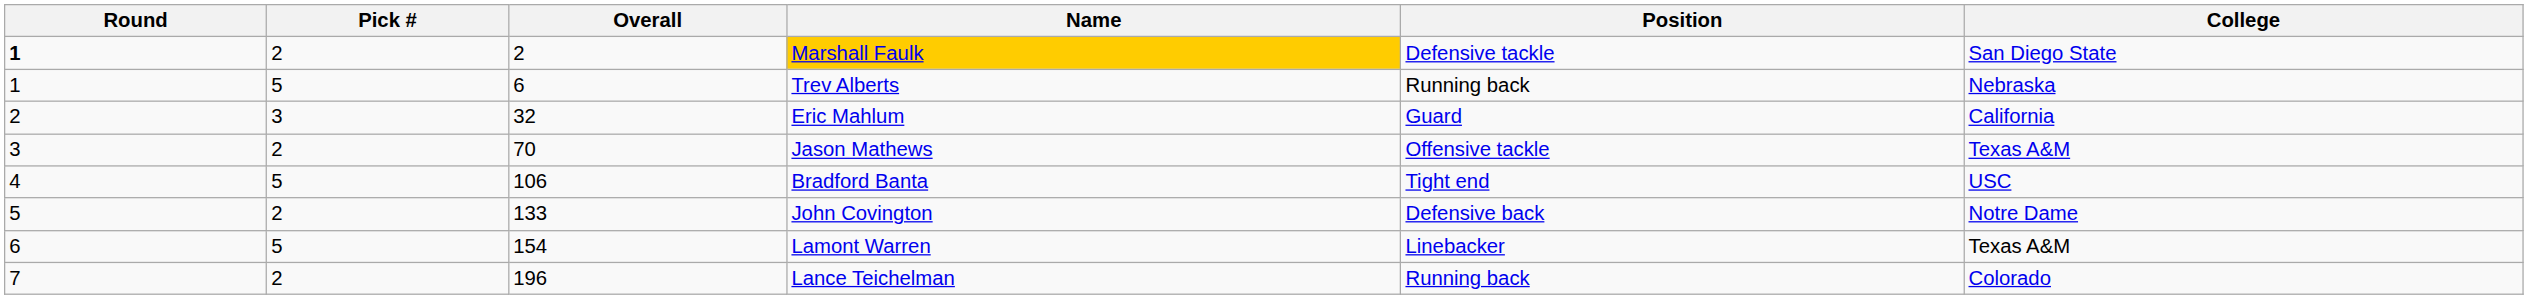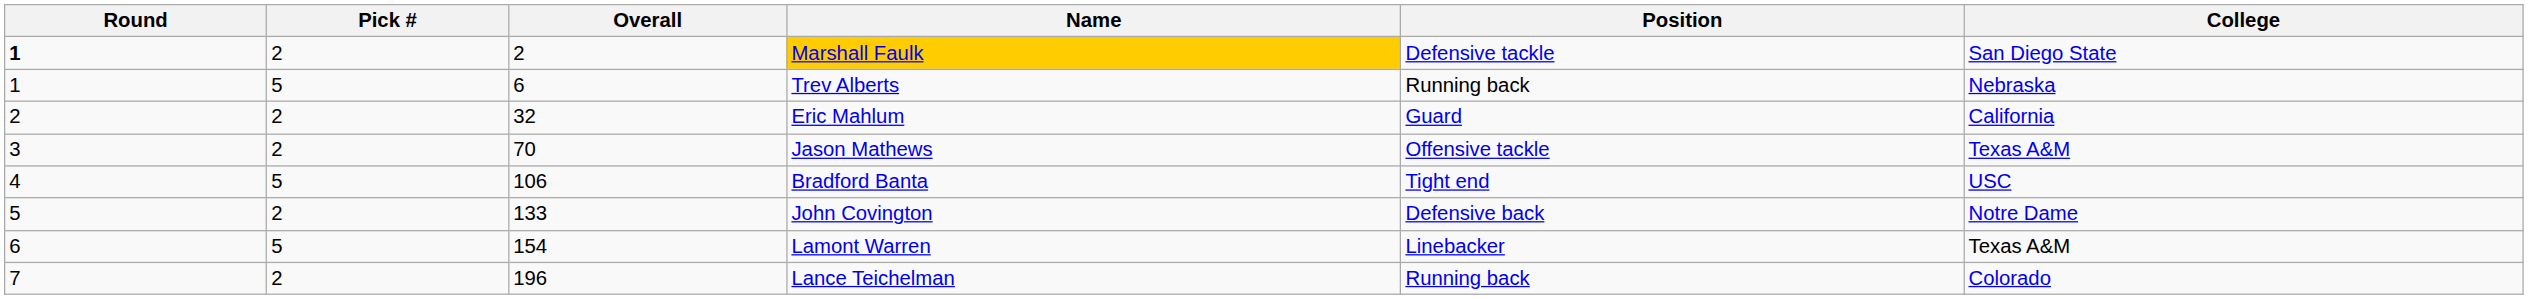(277, 117) 3 -> (277, 117) 2
